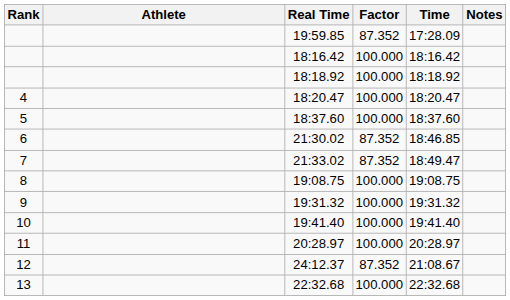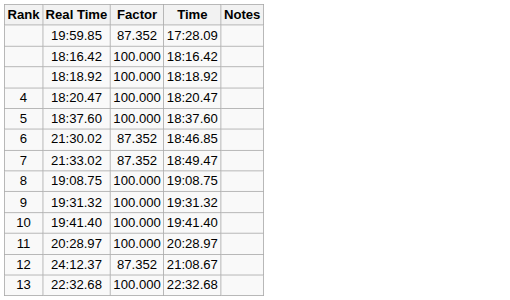- column: (164, 14)
